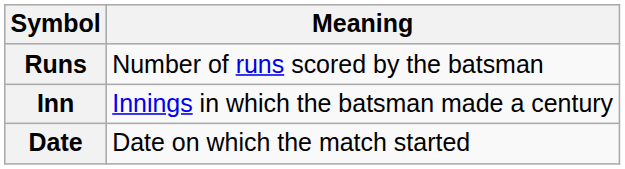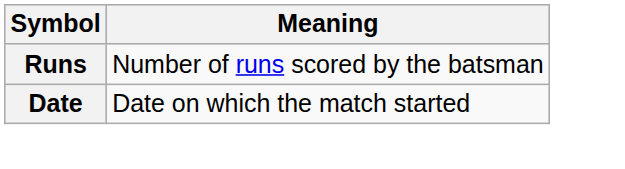- row: (56, 103)
